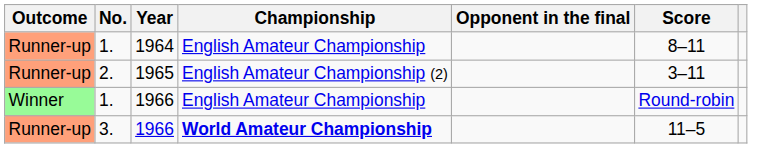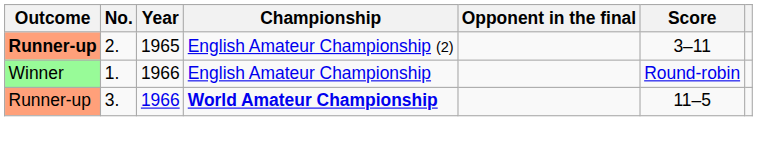- row: (106, 45)
(50, 73) normal -> (53, 45) bold
